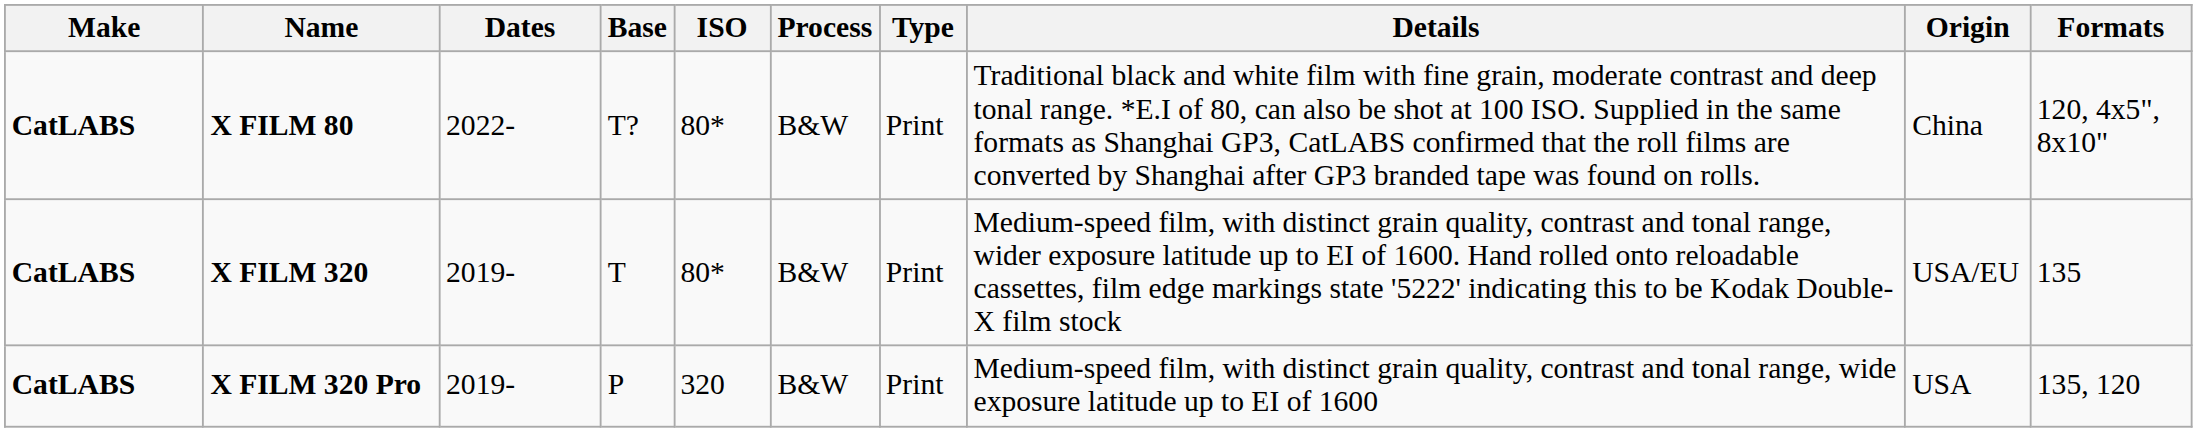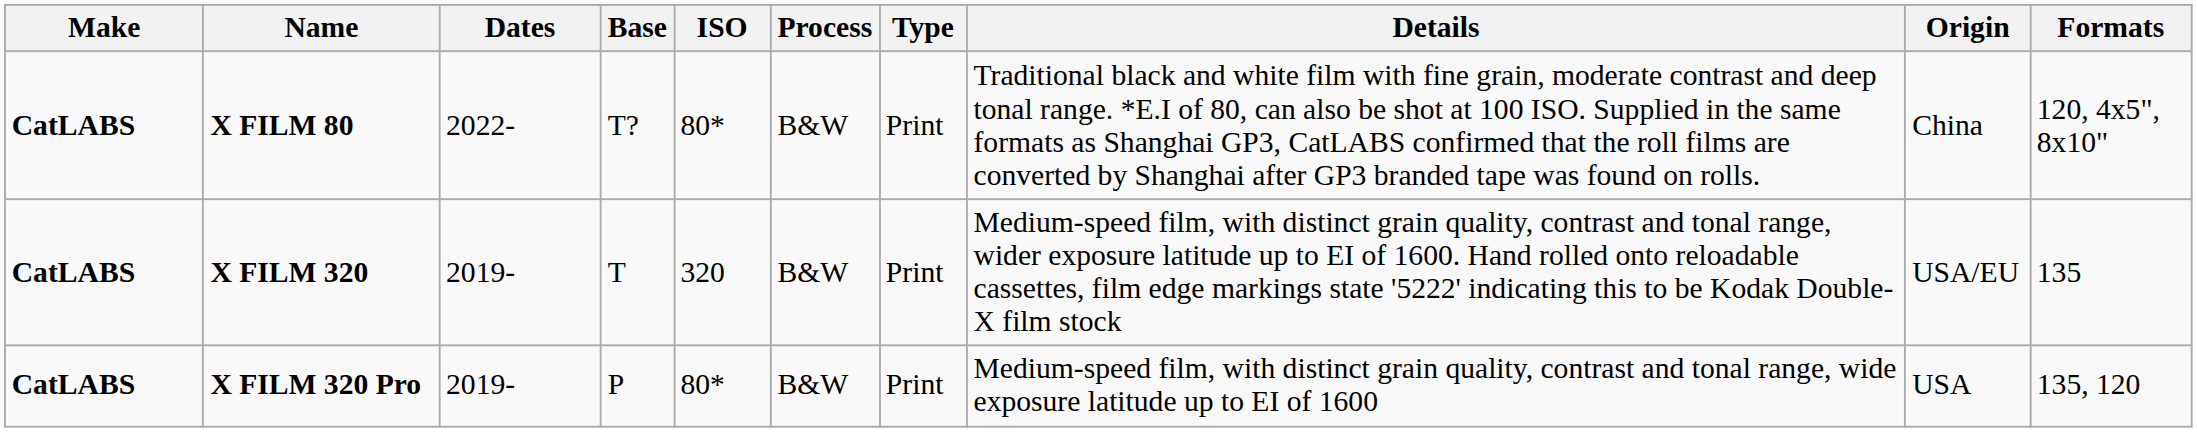(703, 271) 80* -> (703, 271) 320
(703, 385) 320 -> (703, 385) 80*
